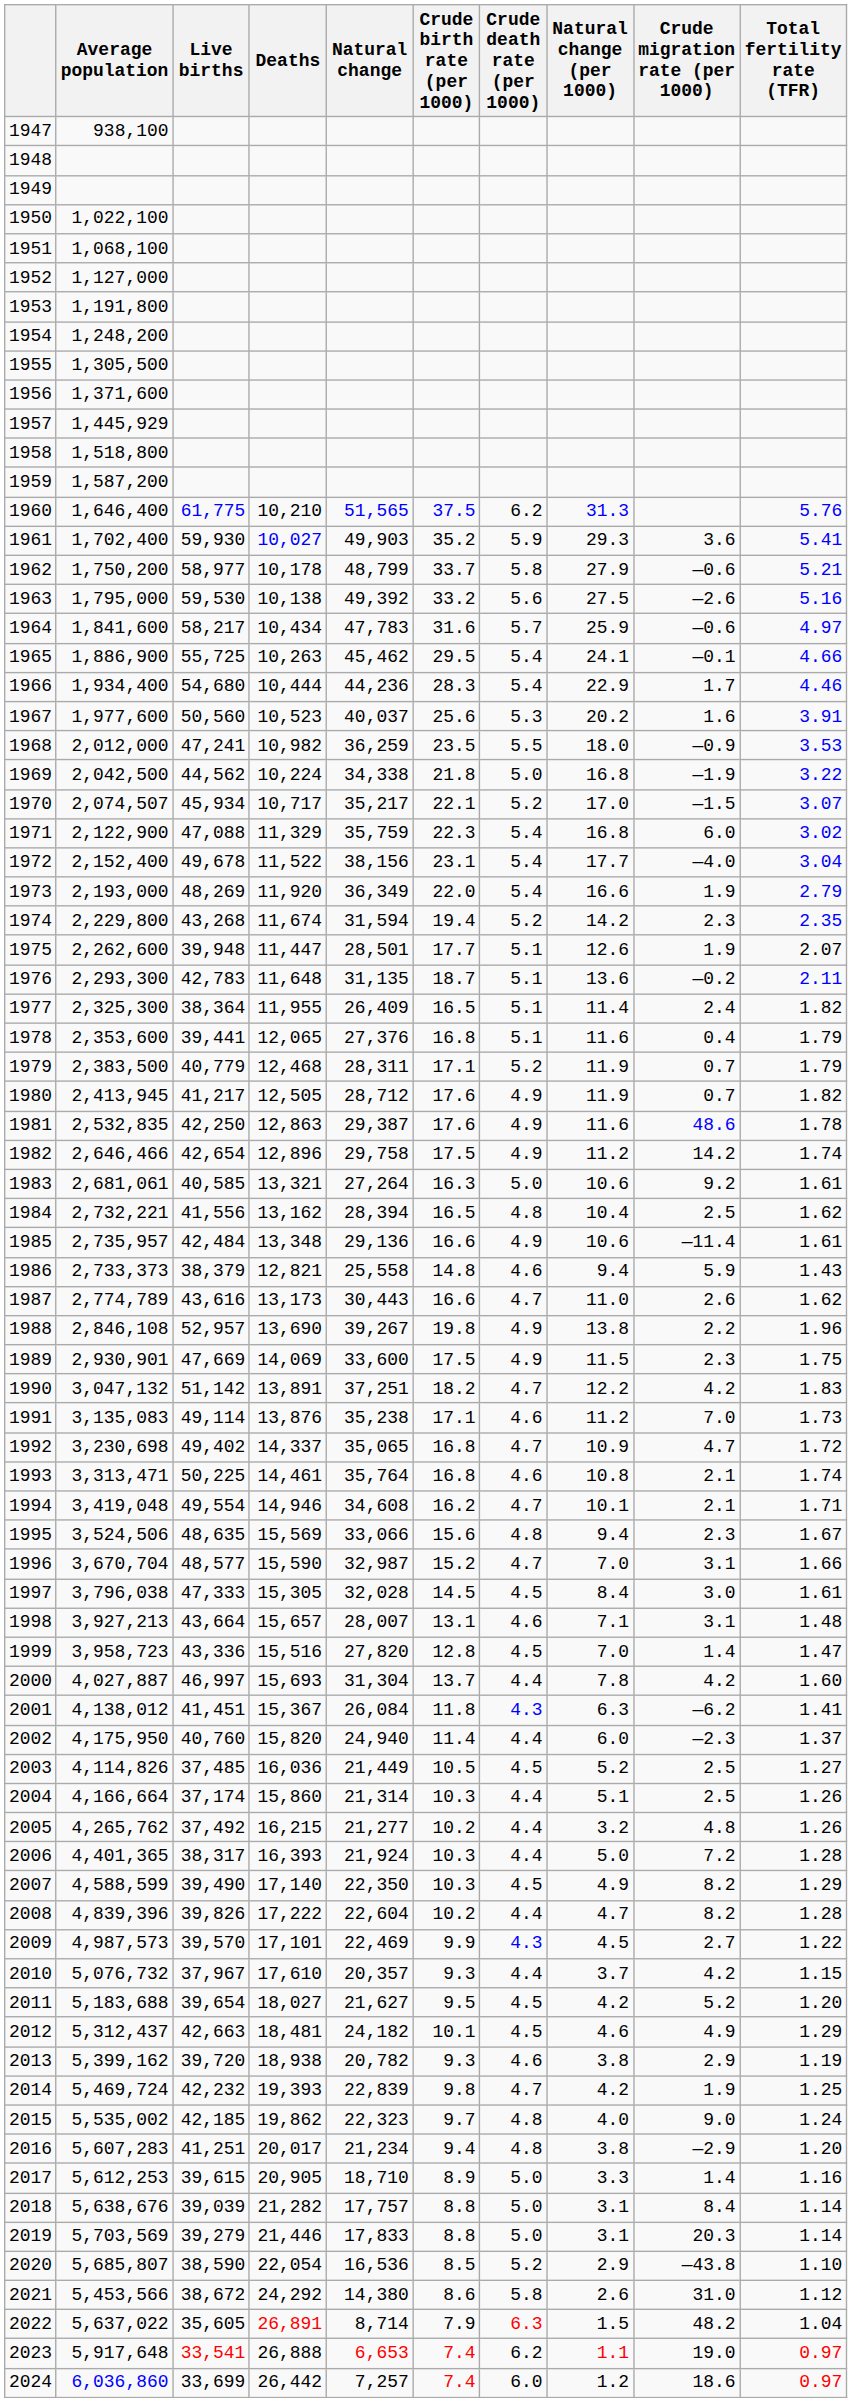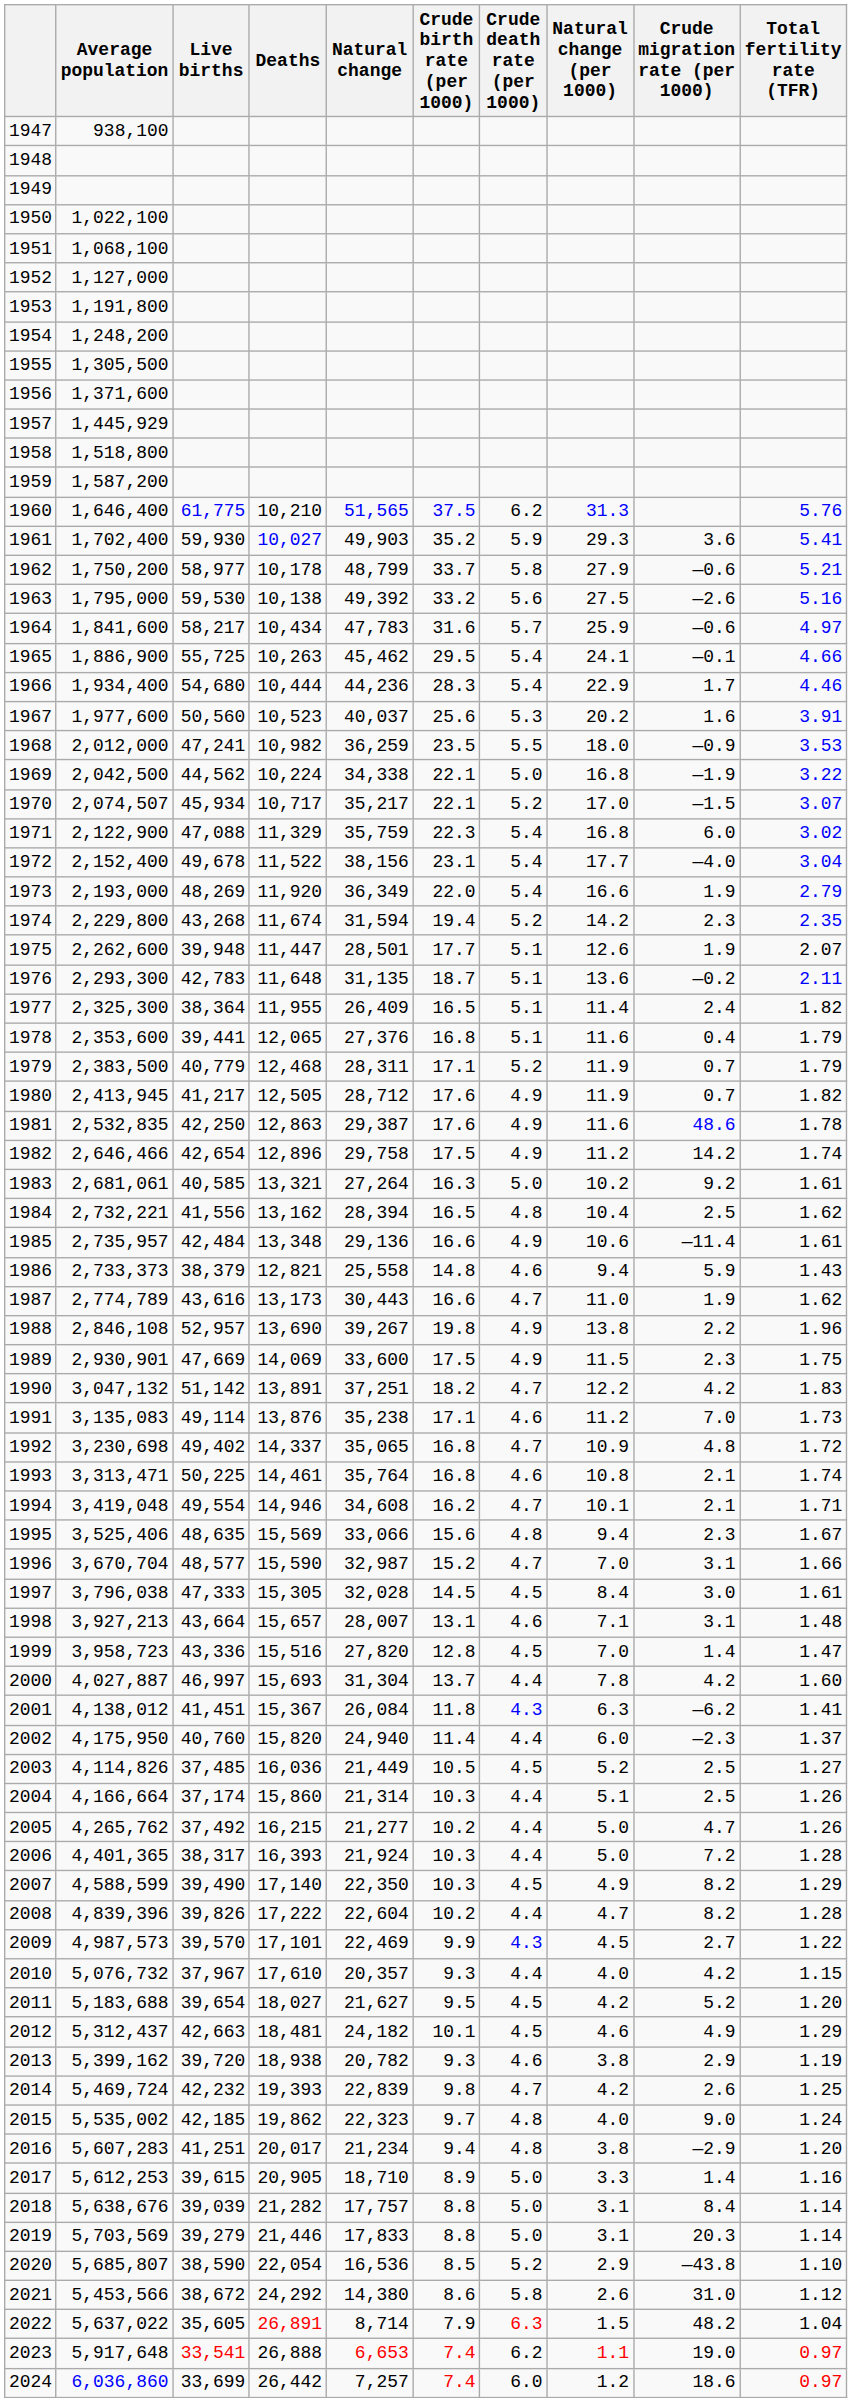(454, 775) 21.8 -> (454, 775) 22.1
(608, 1184) 10.6 -> (608, 1184) 10.2
(719, 1301) 2.6 -> (719, 1301) 1.9
(719, 1447) 4.7 -> (719, 1447) 4.8
(120, 1535) 3,524,506 -> (120, 1535) 3,525,406
(613, 1827) 3.2 -> (613, 1827) 5.0
(719, 1827) 4.8 -> (719, 1827) 4.7
(613, 1973) 3.7 -> (613, 1973) 4.0
(719, 2090) 1.9 -> (719, 2090) 2.6
